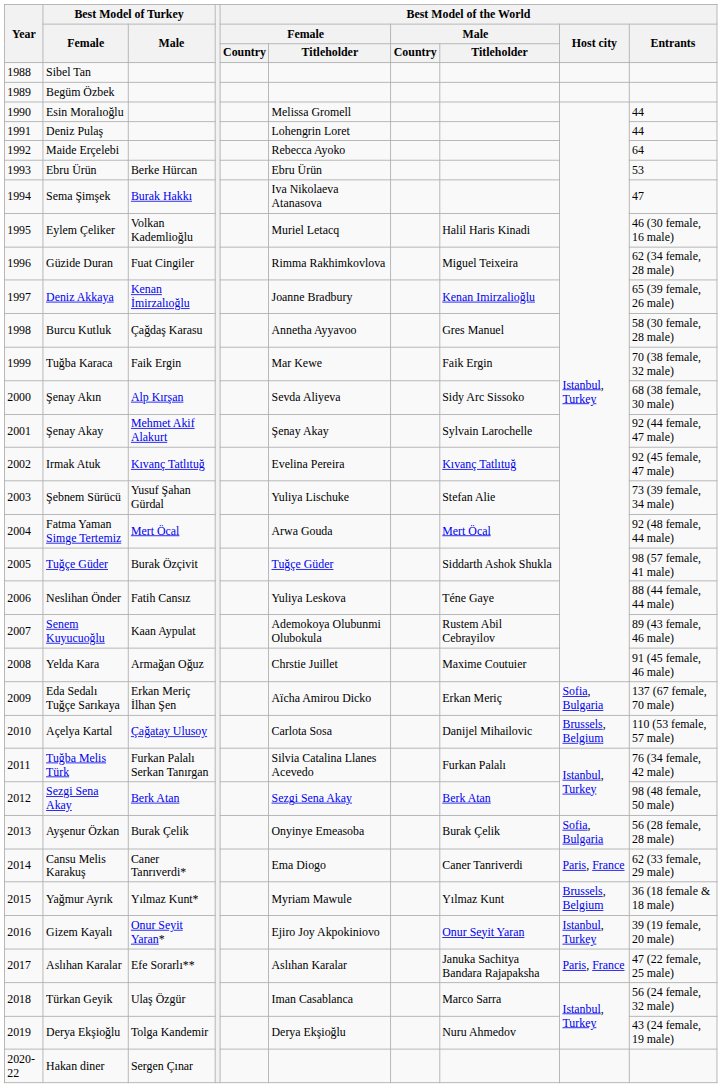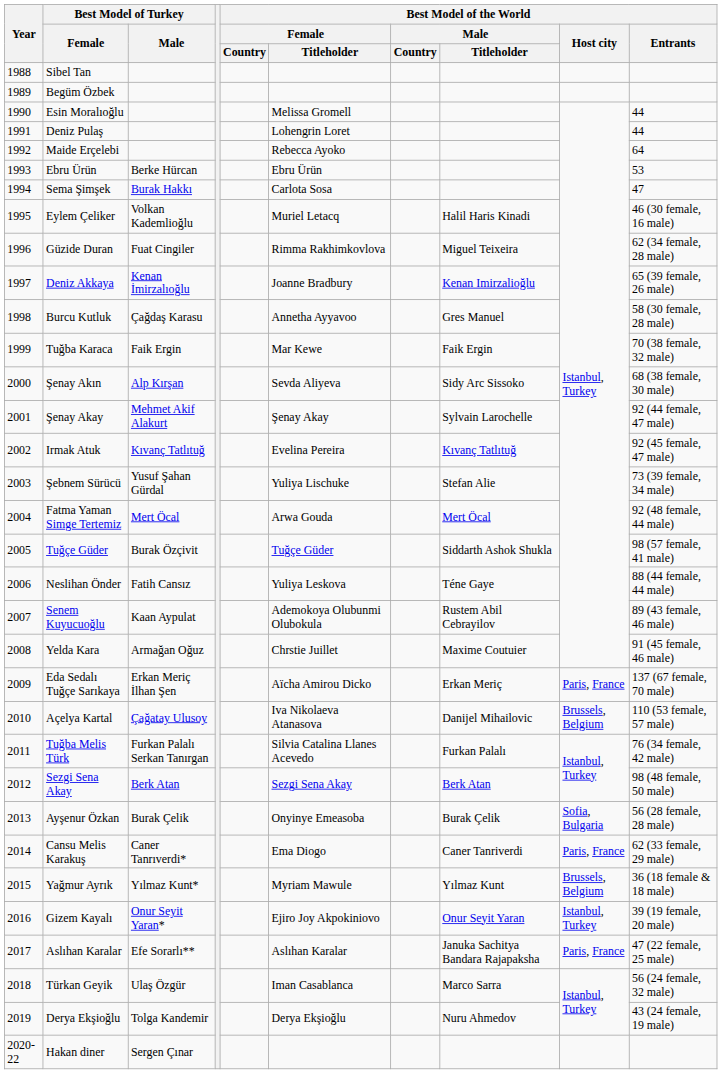(305, 197) Iva Nikolaeva Atanasova -> (302, 190) Carlota Sosa
(583, 698) Sofia, Bulgaria -> (593, 684) Paris, France
(302, 732) Carlota Sosa -> (305, 718) Iva Nikolaeva Atanasova
